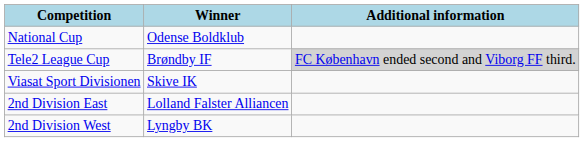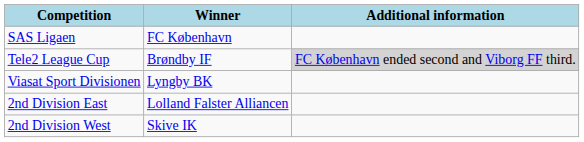+ row: (41, 37)
- row: (45, 37)
(172, 81) Skive IK -> (180, 81) Lyngby BK
(180, 125) Lyngby BK -> (172, 125) Skive IK
